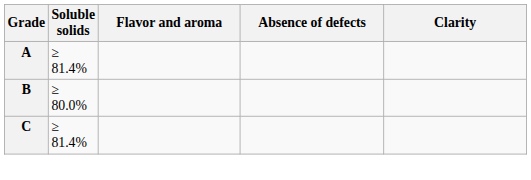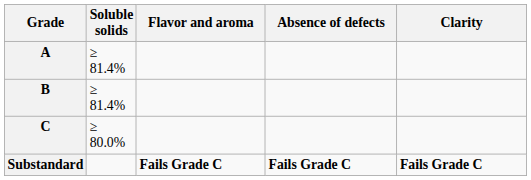(69, 97) ≥ 80.0% -> (107, 97) ≥ 81.4%
(69, 135) ≥ 81.4% -> (107, 135) ≥ 80.0%
+ row: (45, 164)
